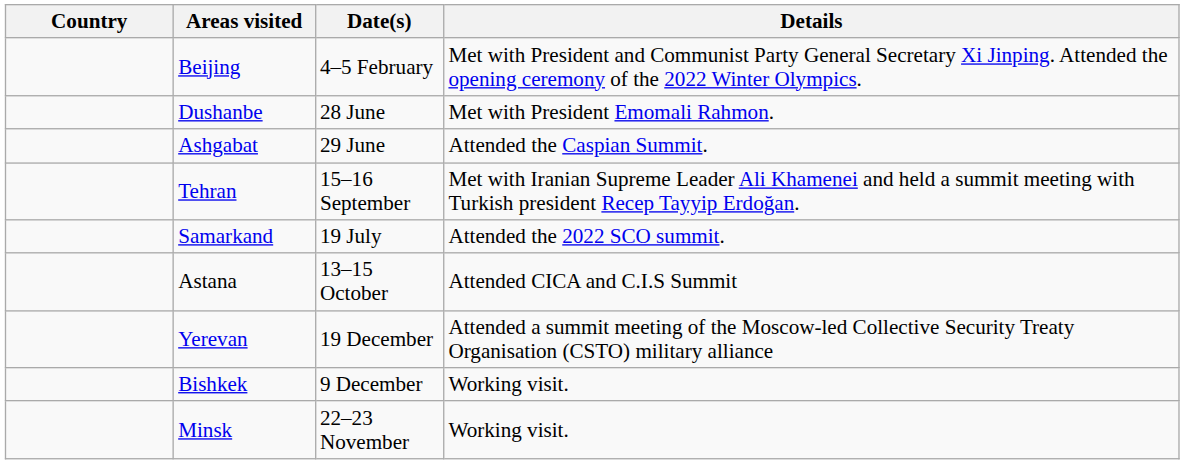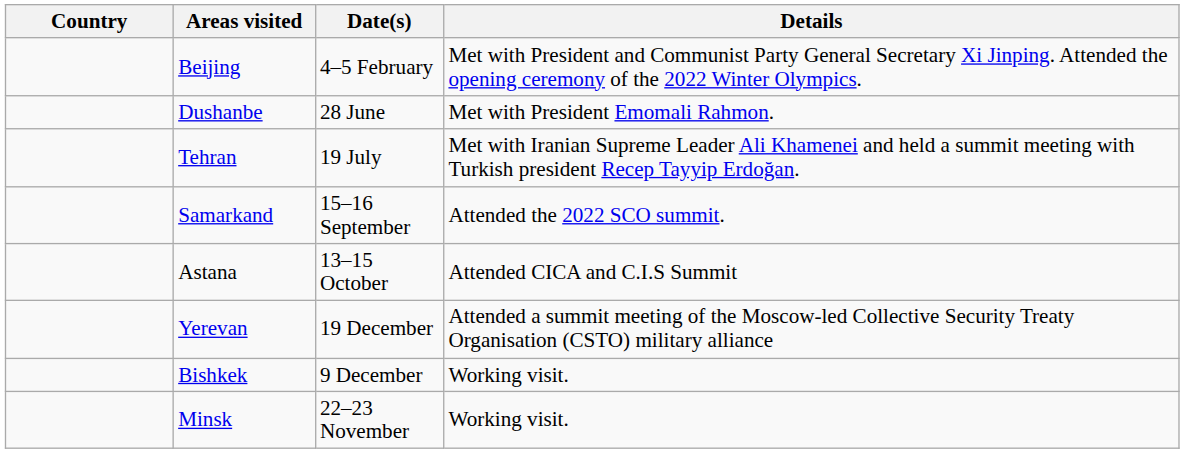- row: (218, 145)
(365, 190) 15–16 September -> (351, 157) 19 July
(351, 236) 19 July -> (365, 214) 15–16 September
